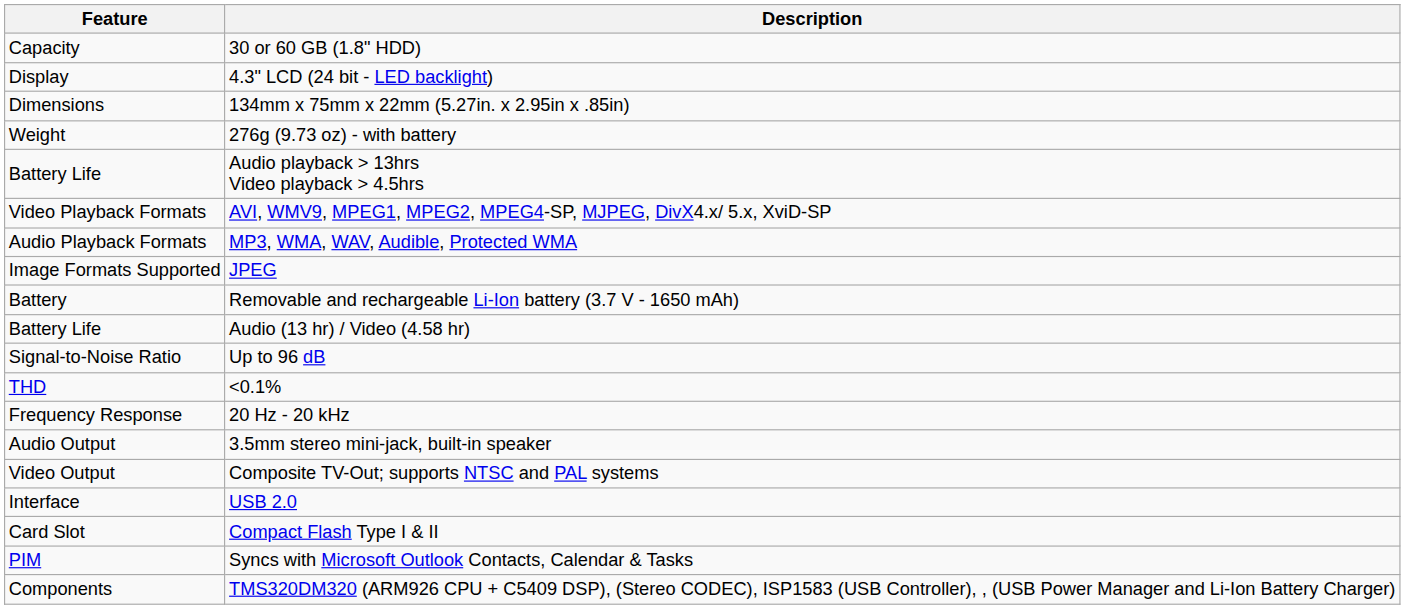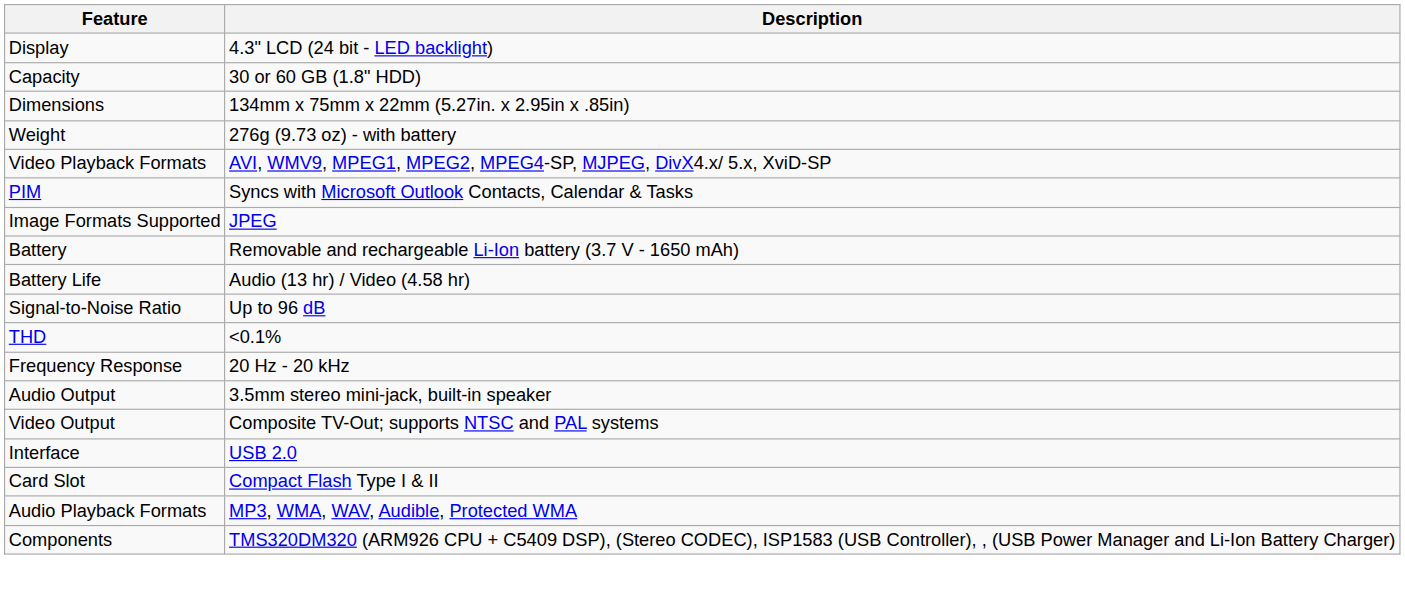rows swapped: (361, 76) <-> (325, 47)
- row: (327, 173)
rows swapped: (403, 241) <-> (461, 560)
